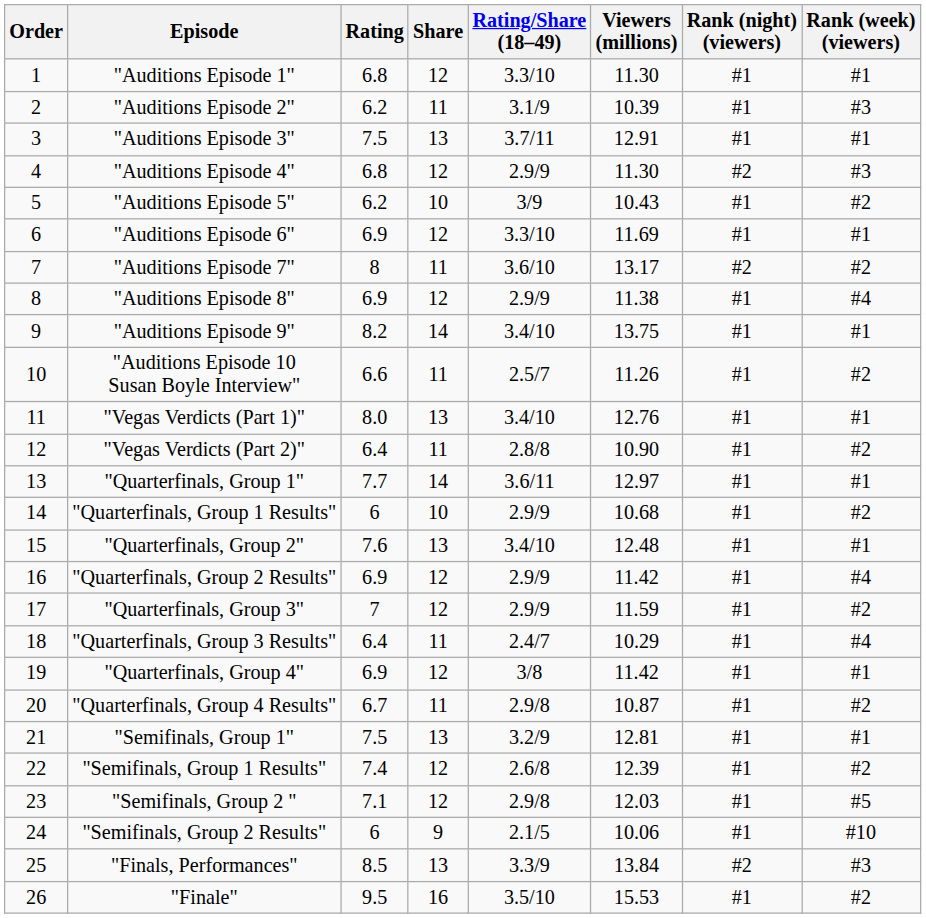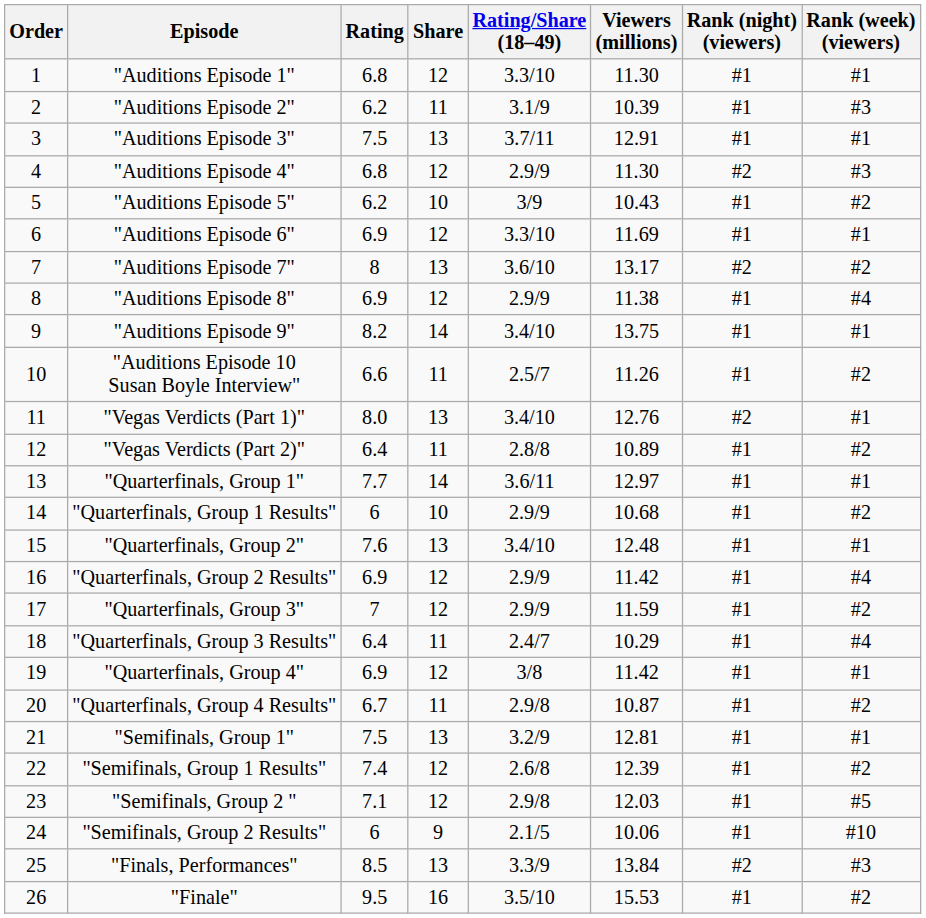(438, 266) 11 -> (438, 266) 13
(742, 417) #1 -> (742, 417) #2
(636, 449) 10.90 -> (636, 449) 10.89
